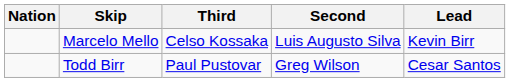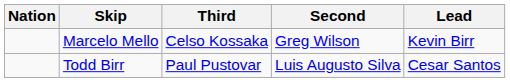(338, 41) Luis Augusto Silva -> (317, 41) Greg Wilson
(317, 65) Greg Wilson -> (338, 65) Luis Augusto Silva
